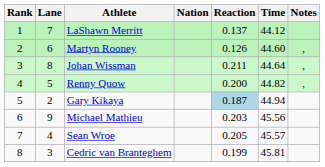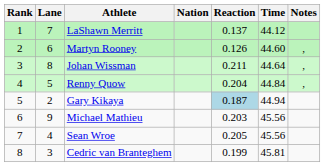(235, 83) 0.200 -> (235, 83) 0.204
(273, 83) 44.82 -> (273, 83) 44.84
(273, 135) 45.57 -> (273, 135) 45.56
